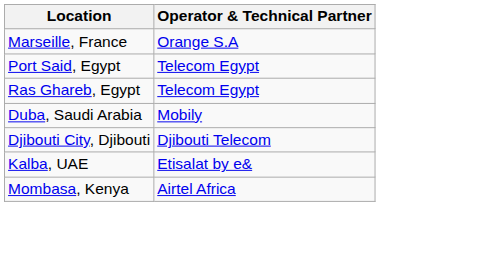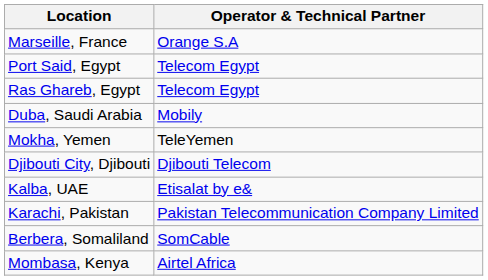+ row: (59, 139)
+ row: (68, 213)
+ row: (78, 238)
